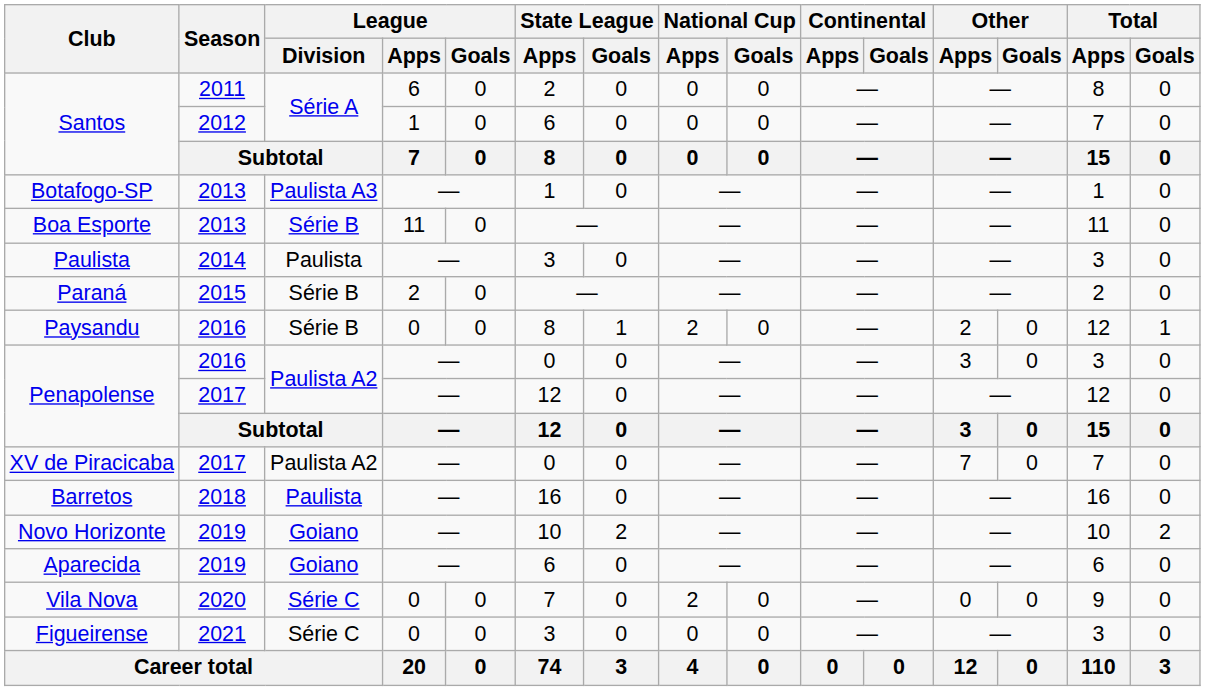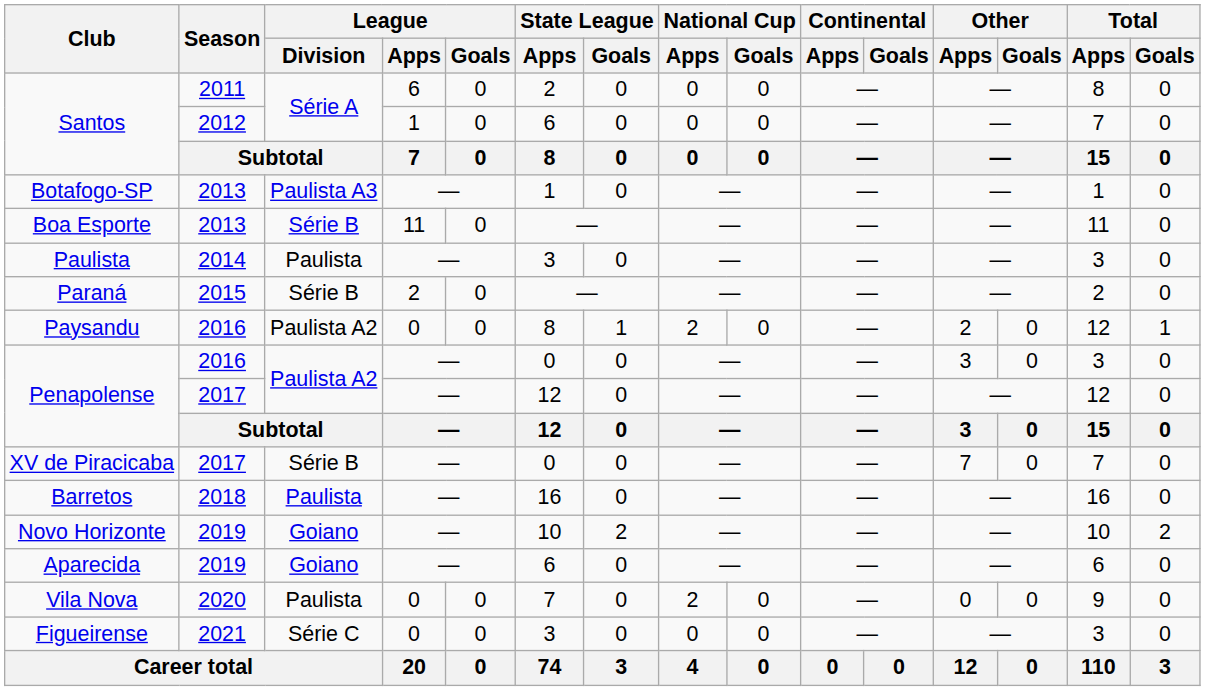(324, 327) Série B -> (324, 327) Paulista A2
(324, 463) Paulista A2 -> (324, 463) Série B
(324, 599) Série C -> (324, 599) Paulista
